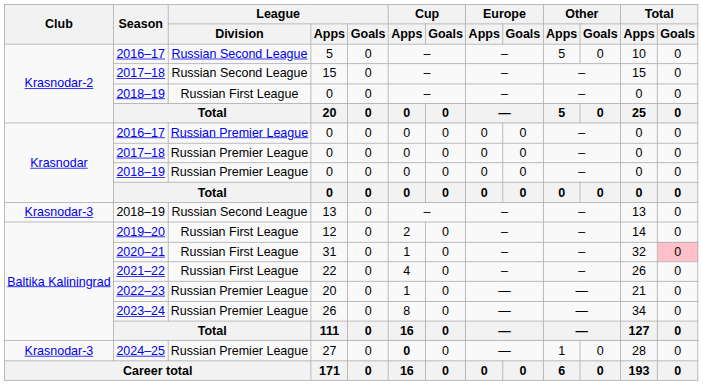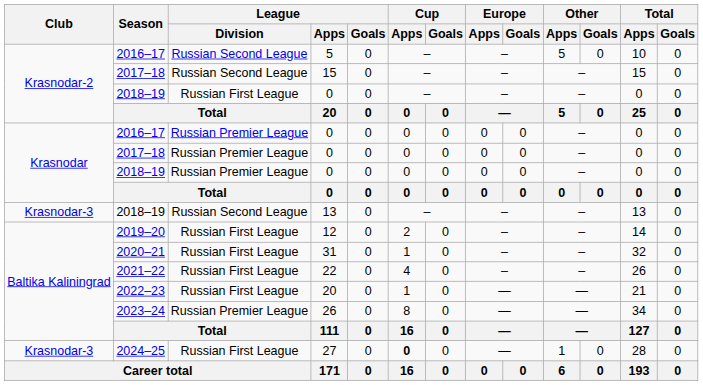(678, 251) pink background -> (678, 251) no background
(239, 291) Russian Premier League -> (239, 291) Russian First League
(239, 350) Russian Premier League -> (239, 350) Russian First League
